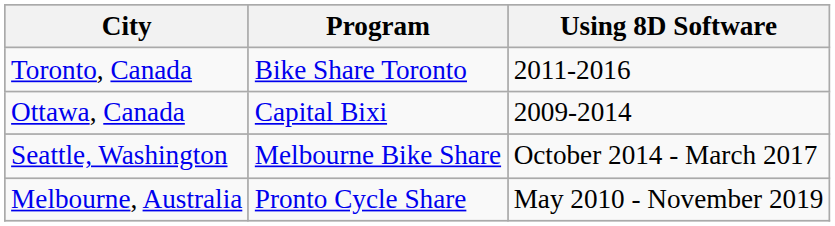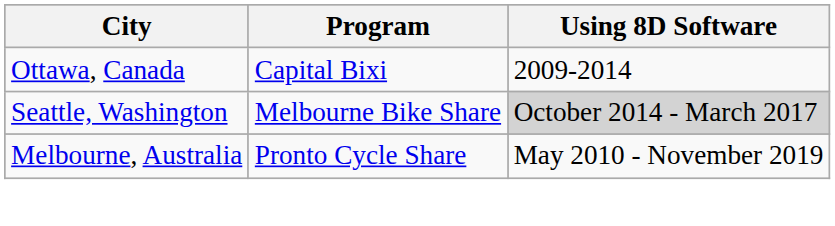- row: (102, 69)
(665, 155) no background -> (665, 112) lightgrey background
